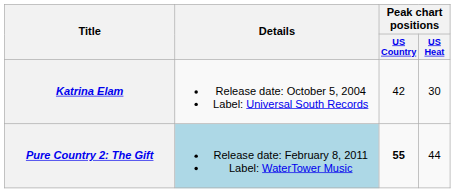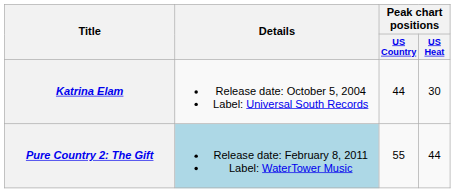(399, 91) 42 -> (399, 91) 44
(399, 156) bold -> (399, 156) normal
